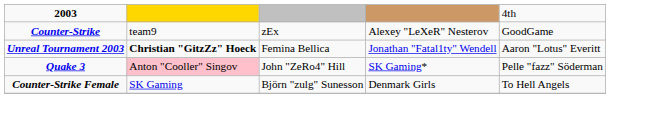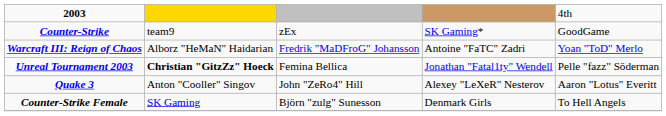(428, 31) Alexey "LeXeR" Nesterov -> (454, 31) SK Gaming*
+ row: (74, 48)
(551, 48) Aaron "Lotus" Everitt -> (608, 66) Pelle "fazz" Söderman
(183, 66) pink background -> (201, 84) no background
(398, 66) SK Gaming* -> (485, 84) Alexey "LeXeR" Nesterov
(552, 66) Pelle "fazz" Söderman -> (607, 84) Aaron "Lotus" Everitt
